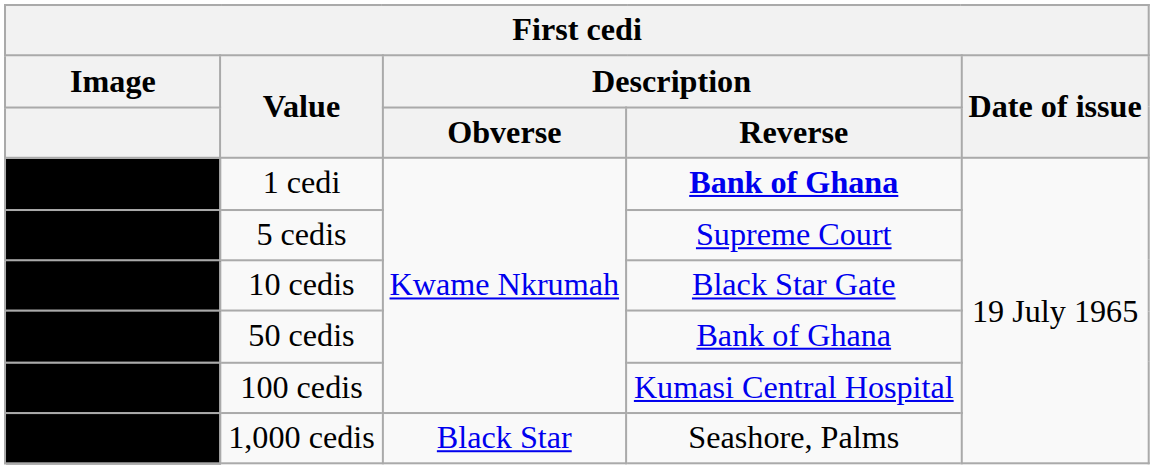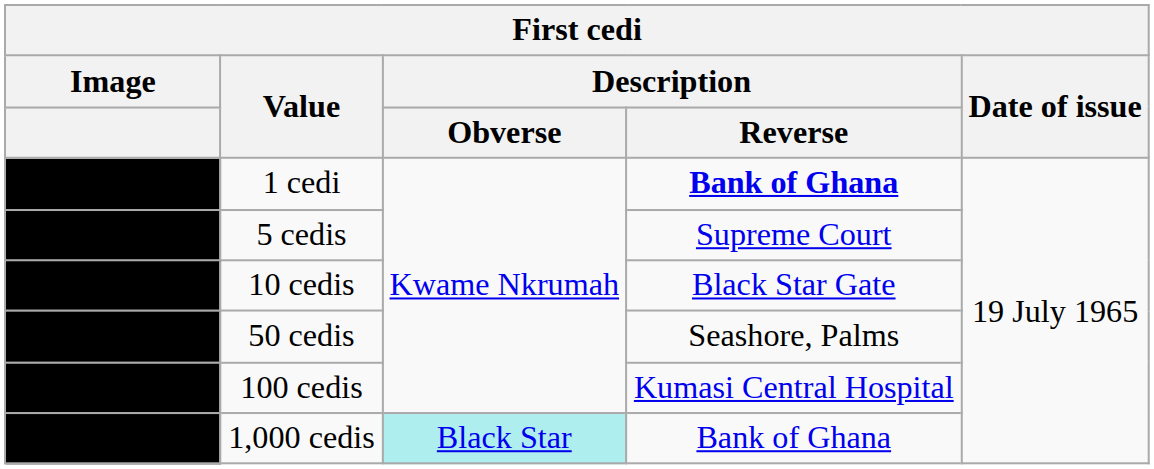(794, 336) Bank of Ghana -> (794, 336) Seashore, Palms
(504, 438) no background -> (504, 438) paleturquoise background
(794, 438) Seashore, Palms -> (794, 438) Bank of Ghana
